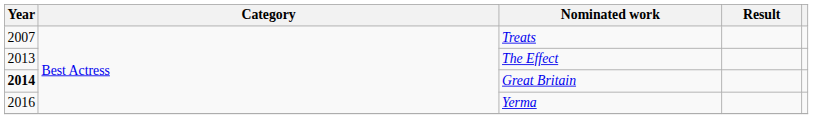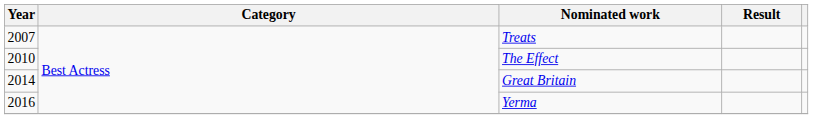(21, 59) 2013 -> (21, 59) 2010
(21, 80) bold -> (21, 80) normal
